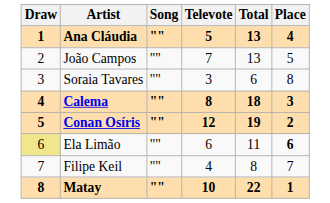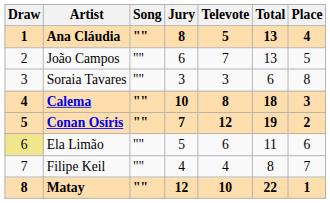+ column: (182, 15)
(290, 144) bold -> (307, 144) normal
